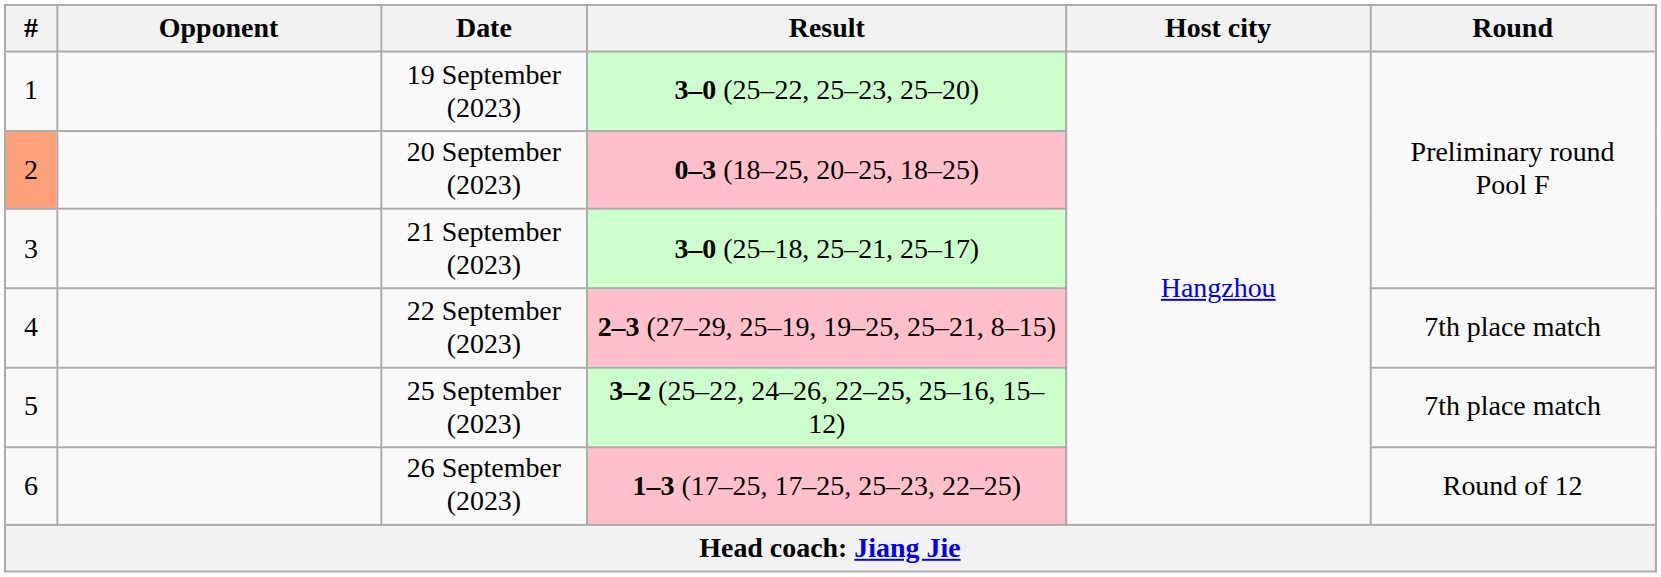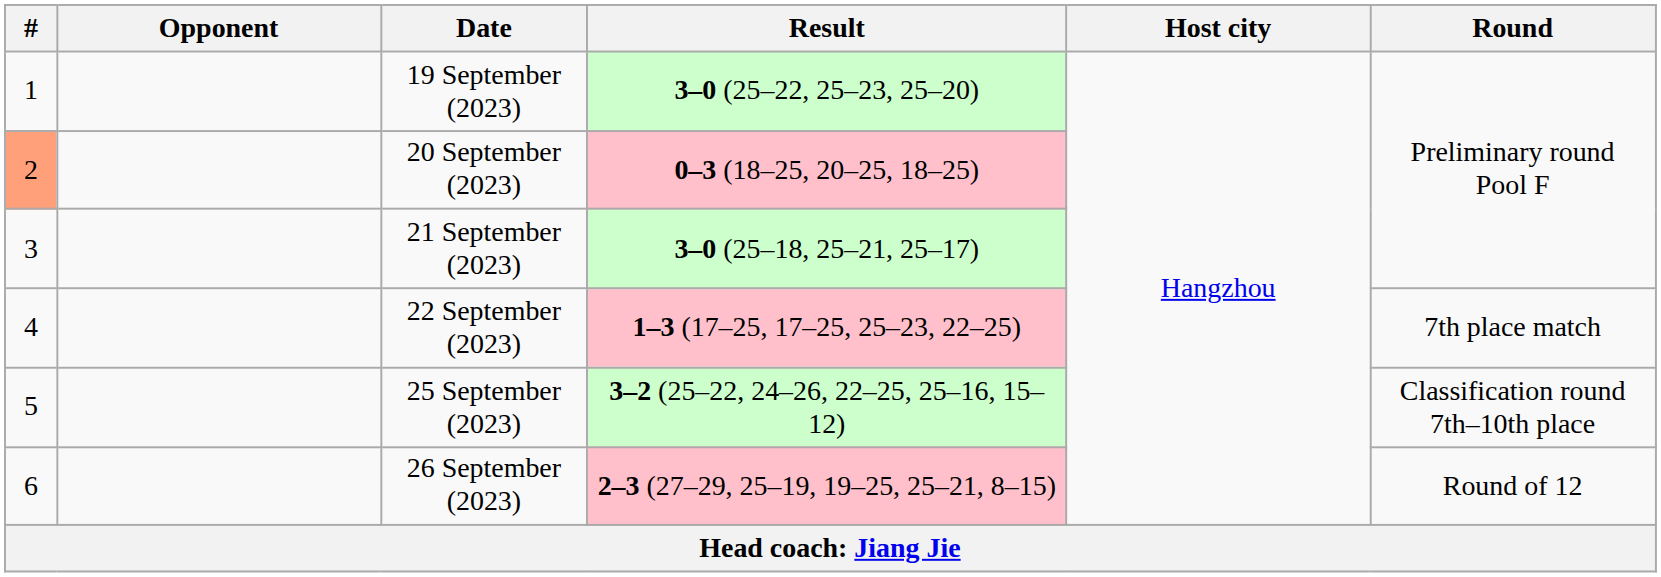(827, 327) 2–3 (27–29, 25–19, 19–25, 25–21, 8–15) -> (827, 327) 1–3 (17–25, 17–25, 25–23, 22–25)
(1513, 406) 7th place match -> (1513, 406) Classification round 7th–10th place
(827, 485) 1–3 (17–25, 17–25, 25–23, 22–25) -> (827, 485) 2–3 (27–29, 25–19, 19–25, 25–21, 8–15)
